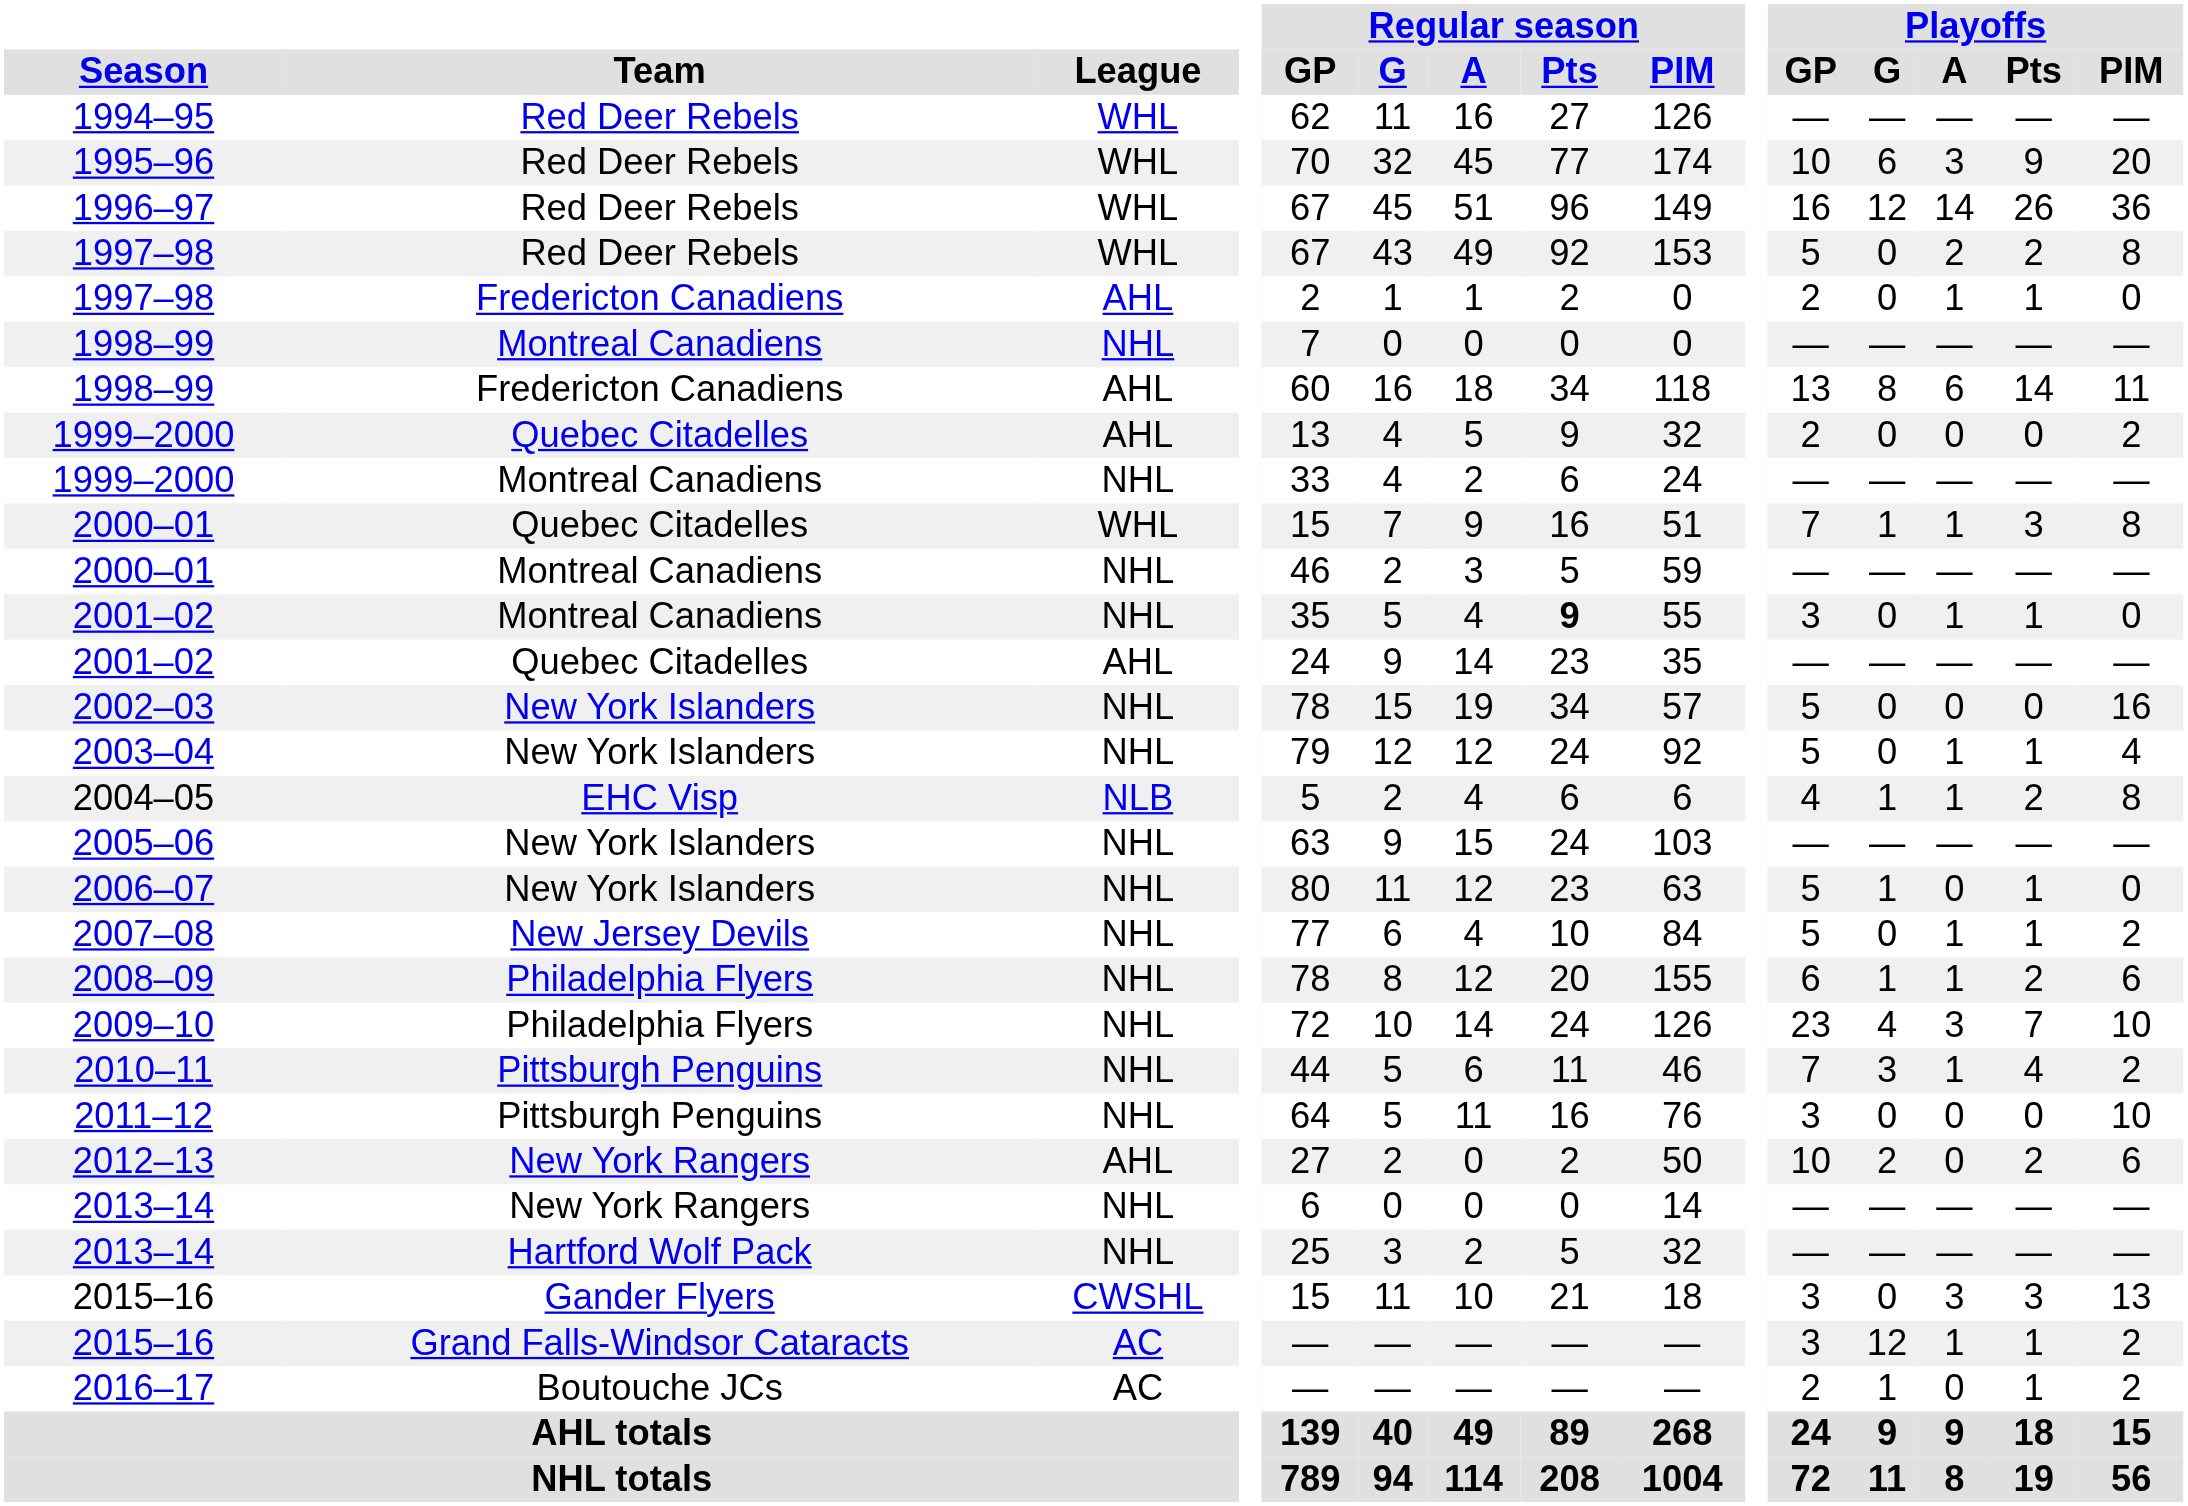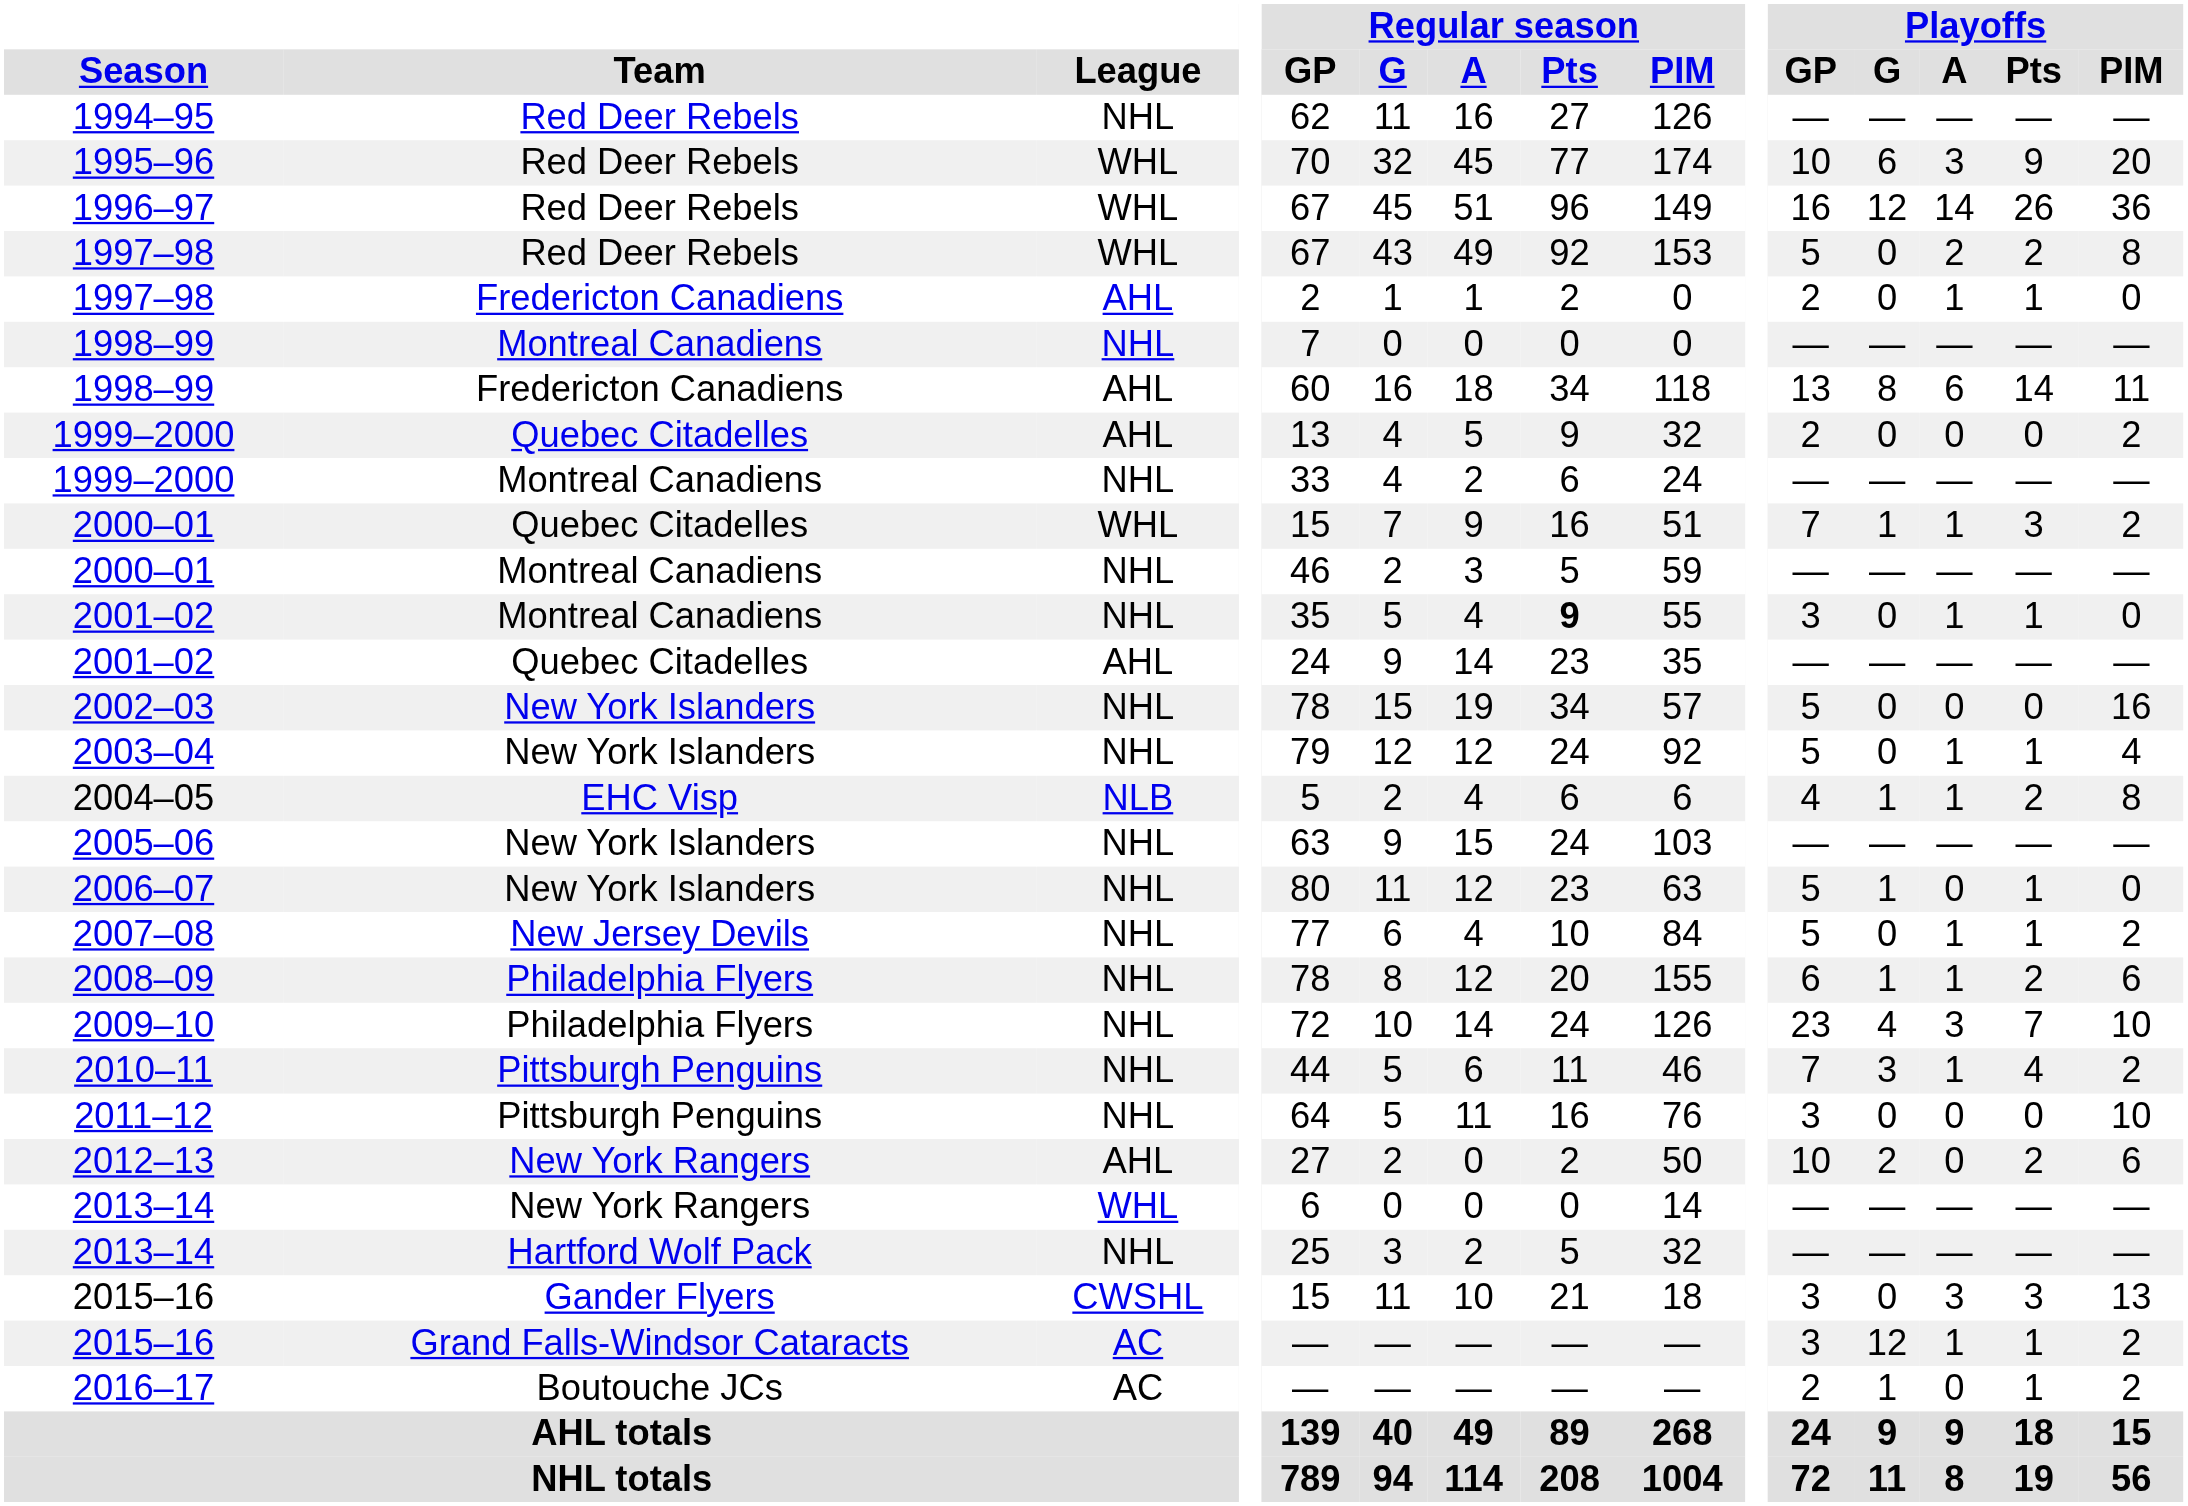(1138, 116) WHL -> (1138, 116) NHL
(2131, 525) 8 -> (2131, 525) 2
(1138, 1206) NHL -> (1138, 1206) WHL
